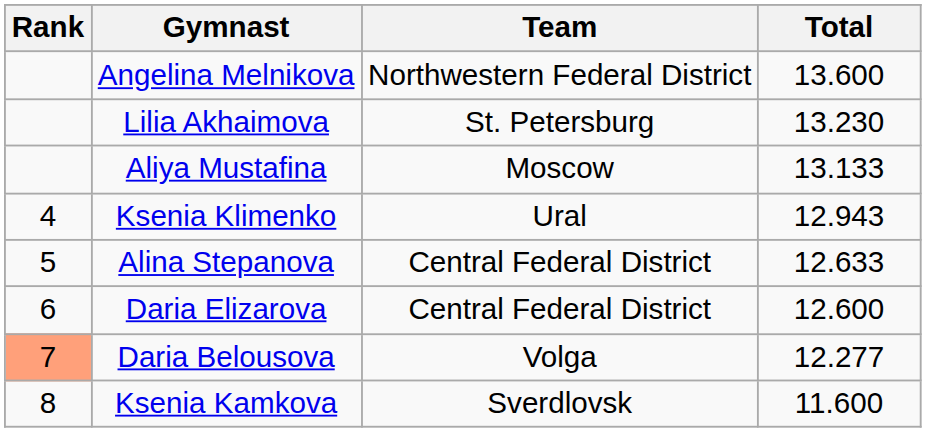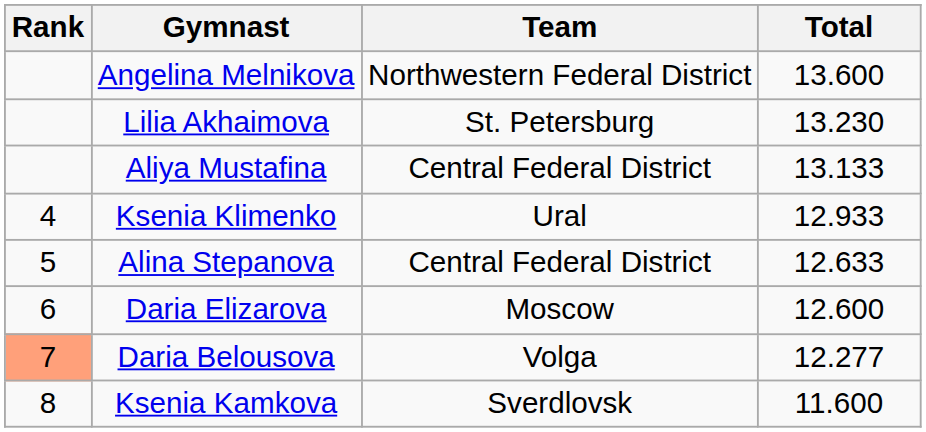(560, 168) Moscow -> (560, 168) Central Federal District
(839, 215) 12.943 -> (839, 215) 12.933
(560, 309) Central Federal District -> (560, 309) Moscow
